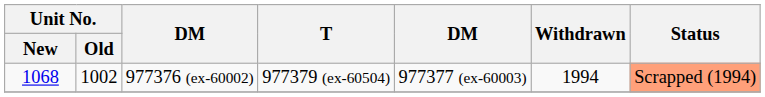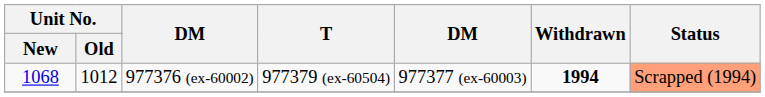(99, 77) 1002 -> (99, 77) 1012
(580, 77) normal -> (580, 77) bold
